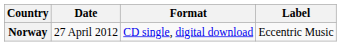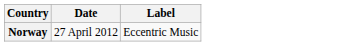- column: (188, 13)
